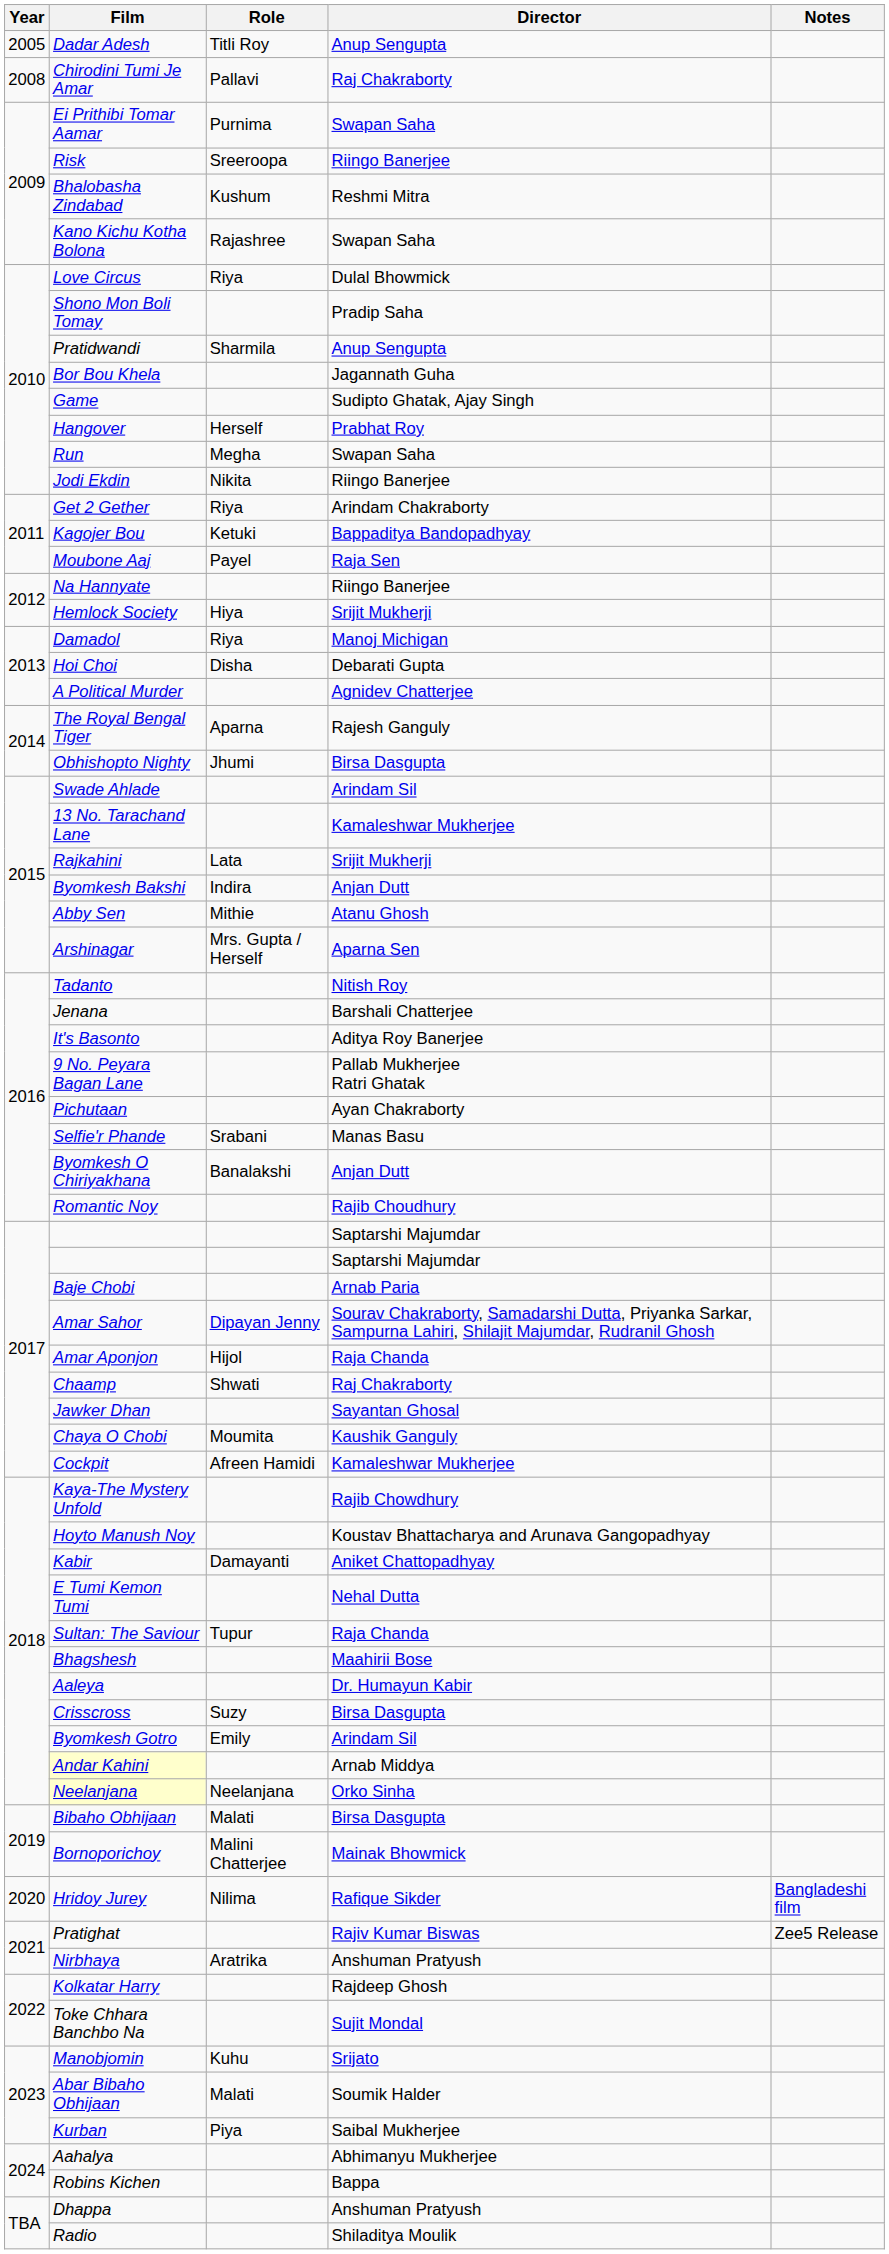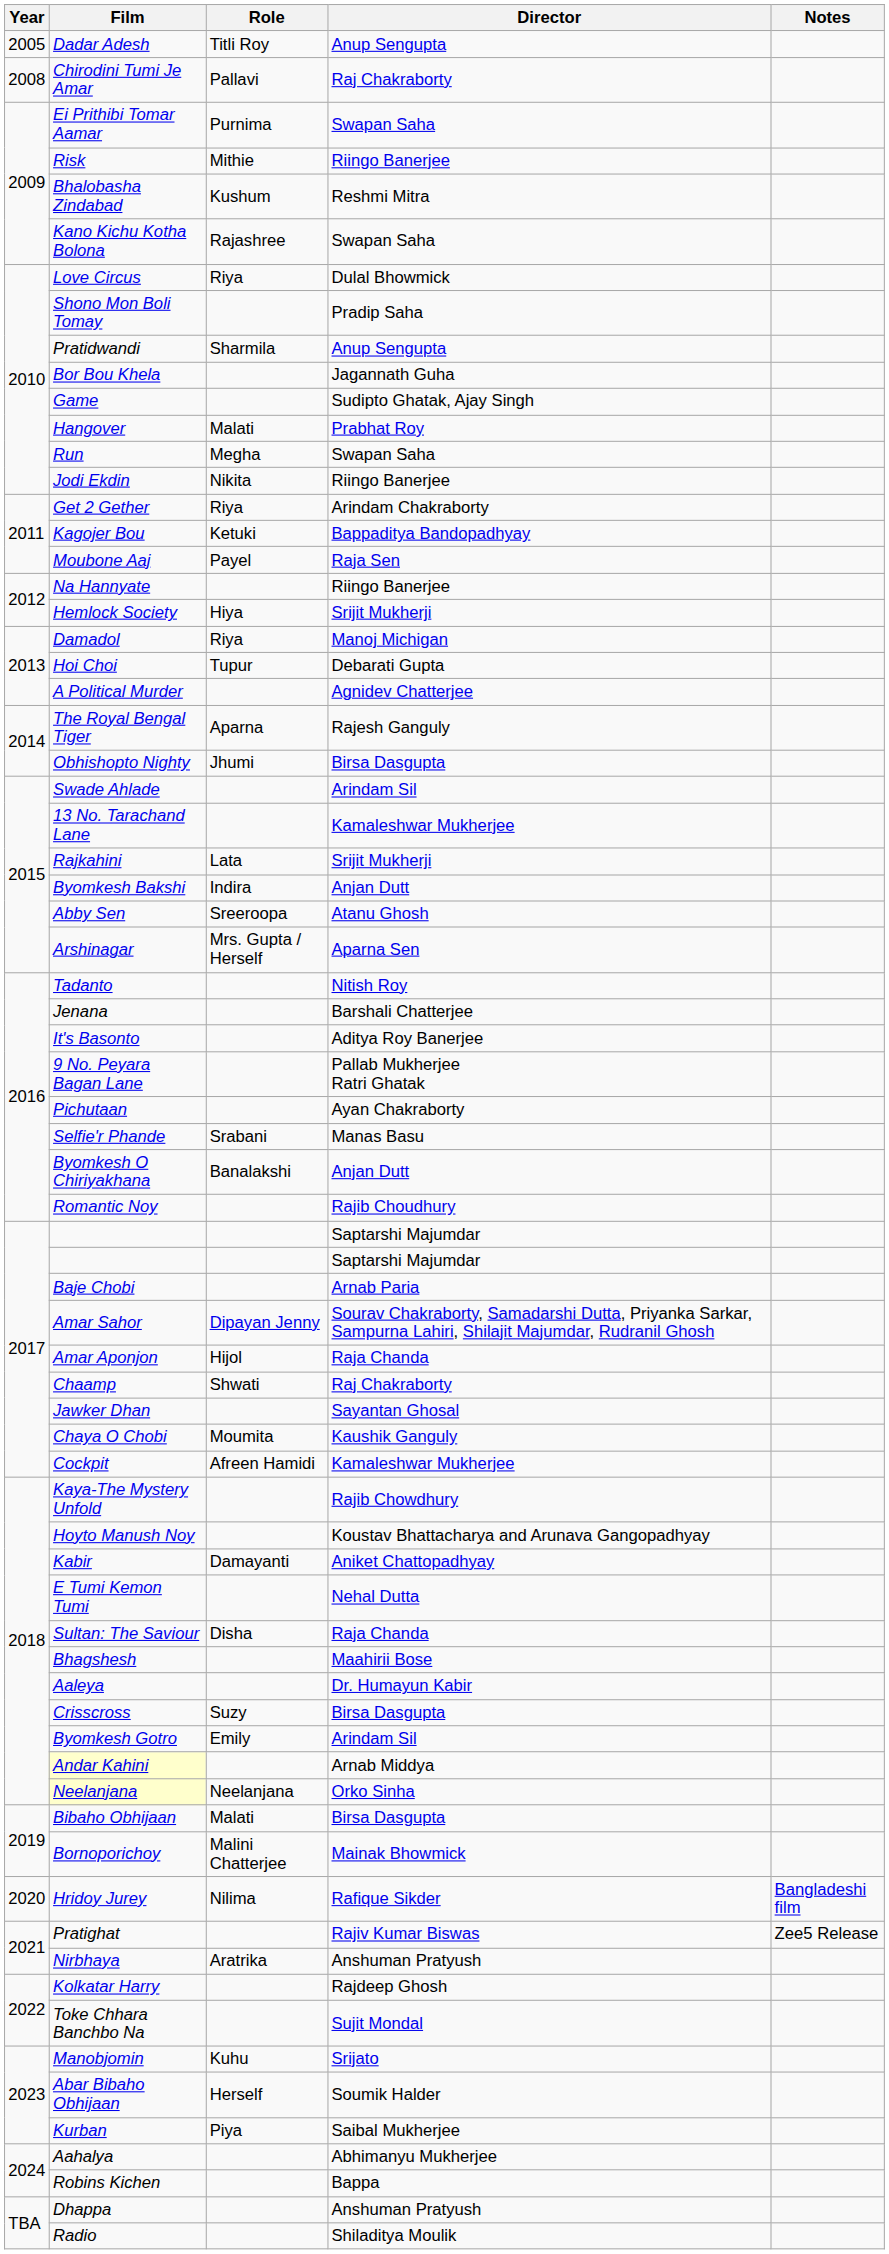(248, 160) Sreeroopa -> (232, 160) Mithie
(236, 427) Herself -> (232, 427) Malati
(231, 665) Disha -> (231, 665) Tupur
(232, 914) Mithie -> (248, 914) Sreeroopa
(231, 1633) Tupur -> (231, 1633) Disha
(232, 2094) Malati -> (236, 2094) Herself
